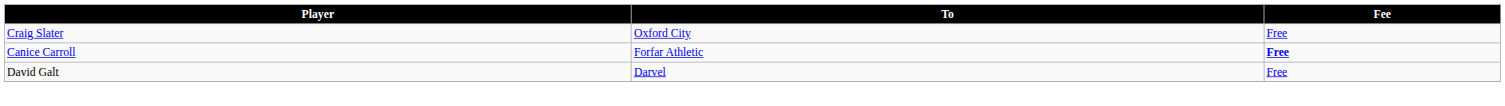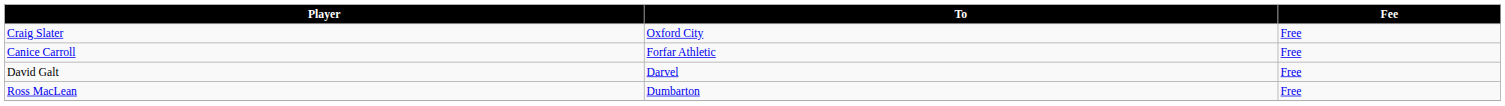(1278, 52) bold -> (1291, 52) normal
+ row: (42, 91)
